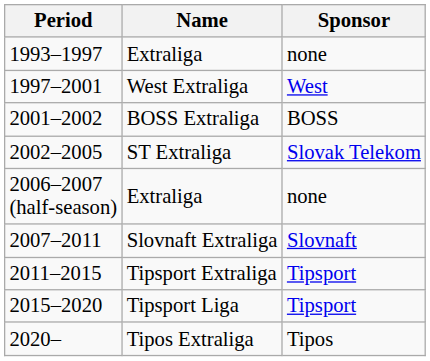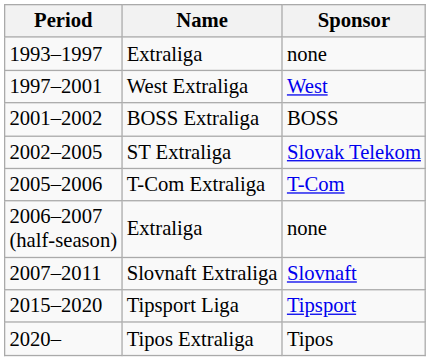+ row: (56, 184)
- row: (55, 273)
